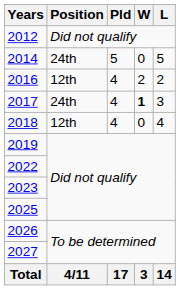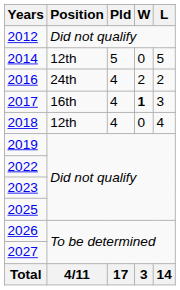(63, 58) 24th -> (63, 58) 12th
(63, 79) 12th -> (63, 79) 24th
(63, 101) 24th -> (63, 101) 16th
